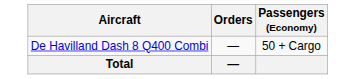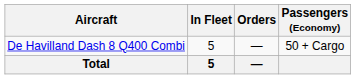+ column: (211, 20)
